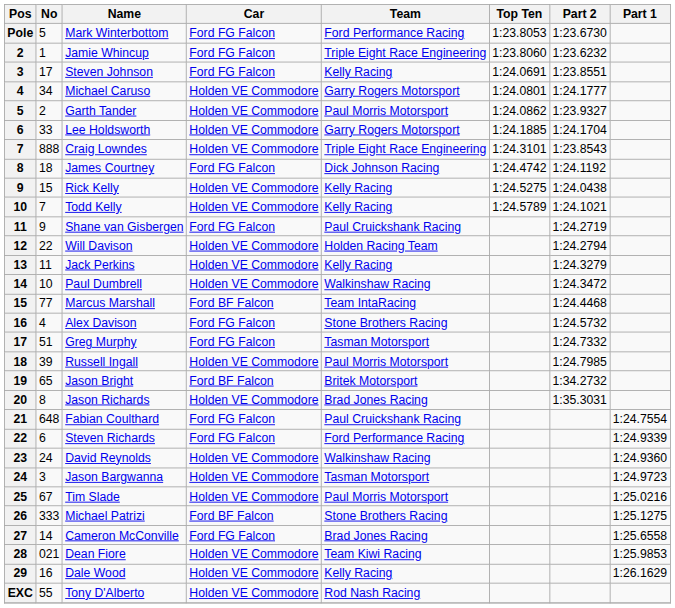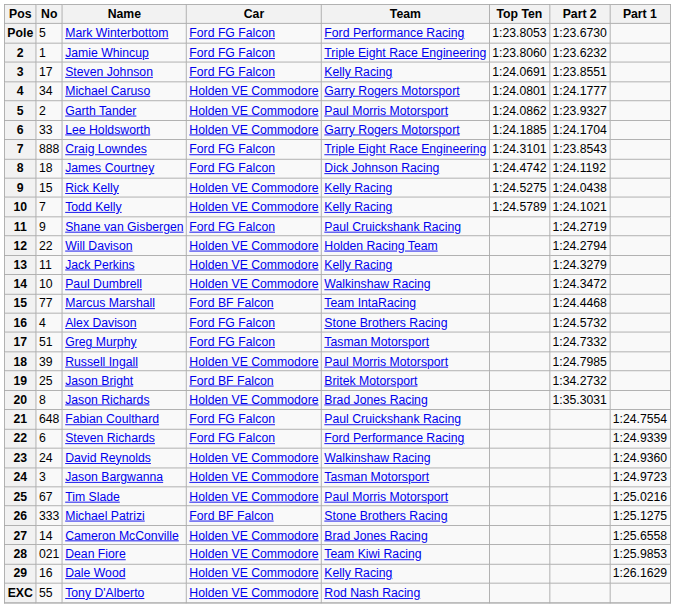(254, 149) Holden VE Commodore -> (232, 149) Ford FG Falcon
(46, 380) 65 -> (46, 380) 25
(232, 535) Ford FG Falcon -> (254, 535) Holden VE Commodore
